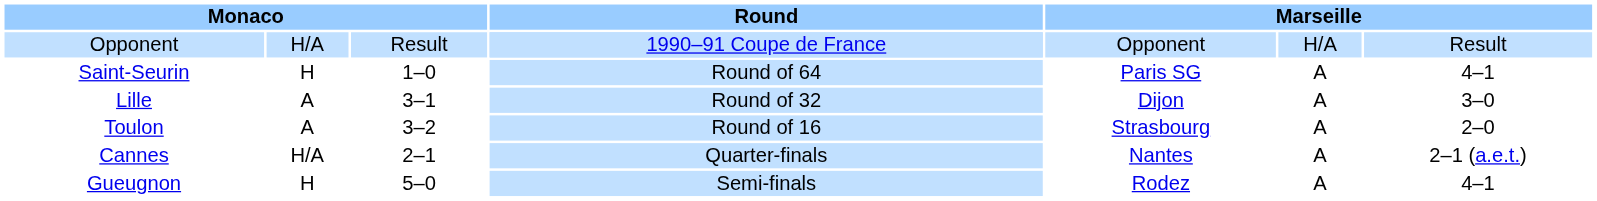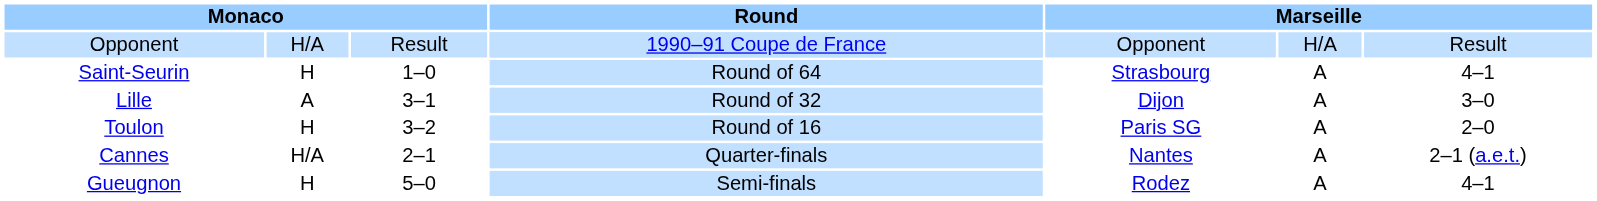(1161, 72) Paris SG -> (1161, 72) Strasbourg
(307, 127) A -> (307, 127) H
(1161, 127) Strasbourg -> (1161, 127) Paris SG
